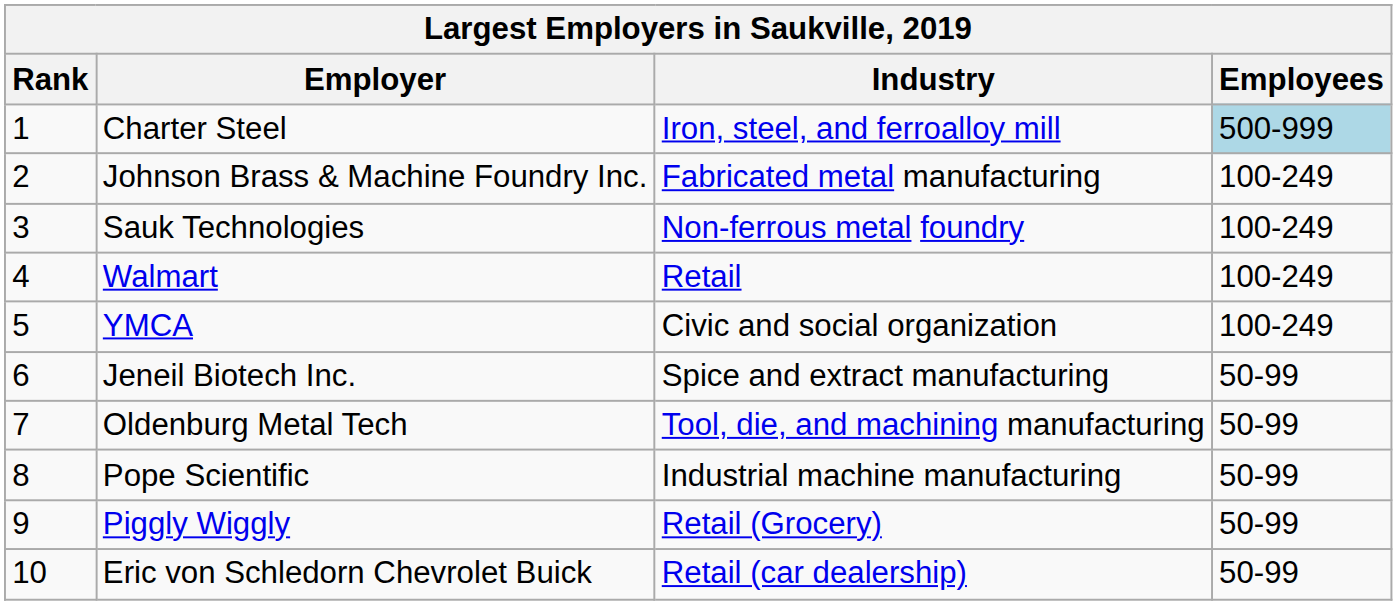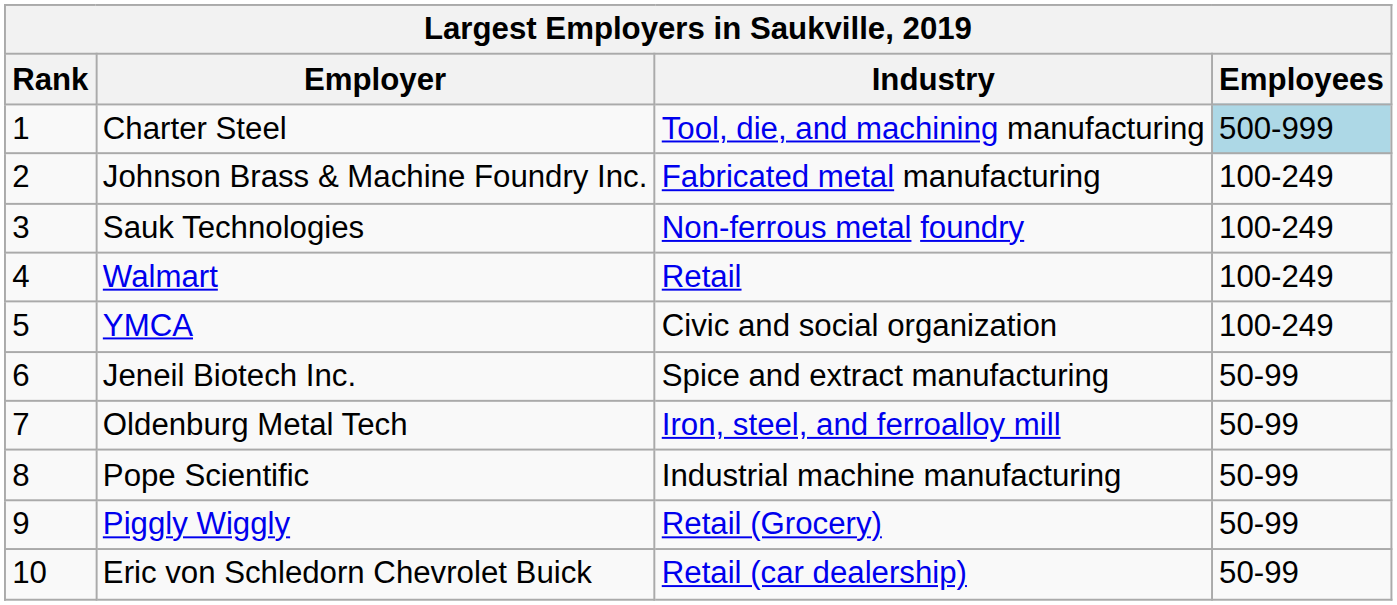(861, 128) Iron, steel, and ferroalloy mill -> (933, 128) Tool, die, and machining manufacturing
(933, 425) Tool, die, and machining manufacturing -> (861, 425) Iron, steel, and ferroalloy mill
